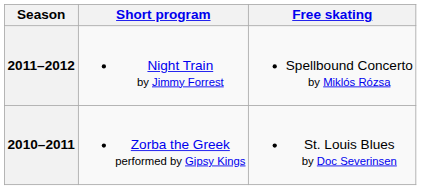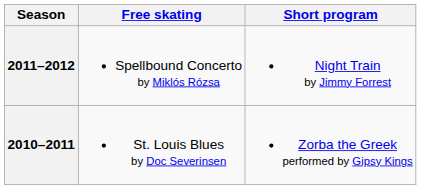columns swapped: (163, 15) <-> (332, 15)
